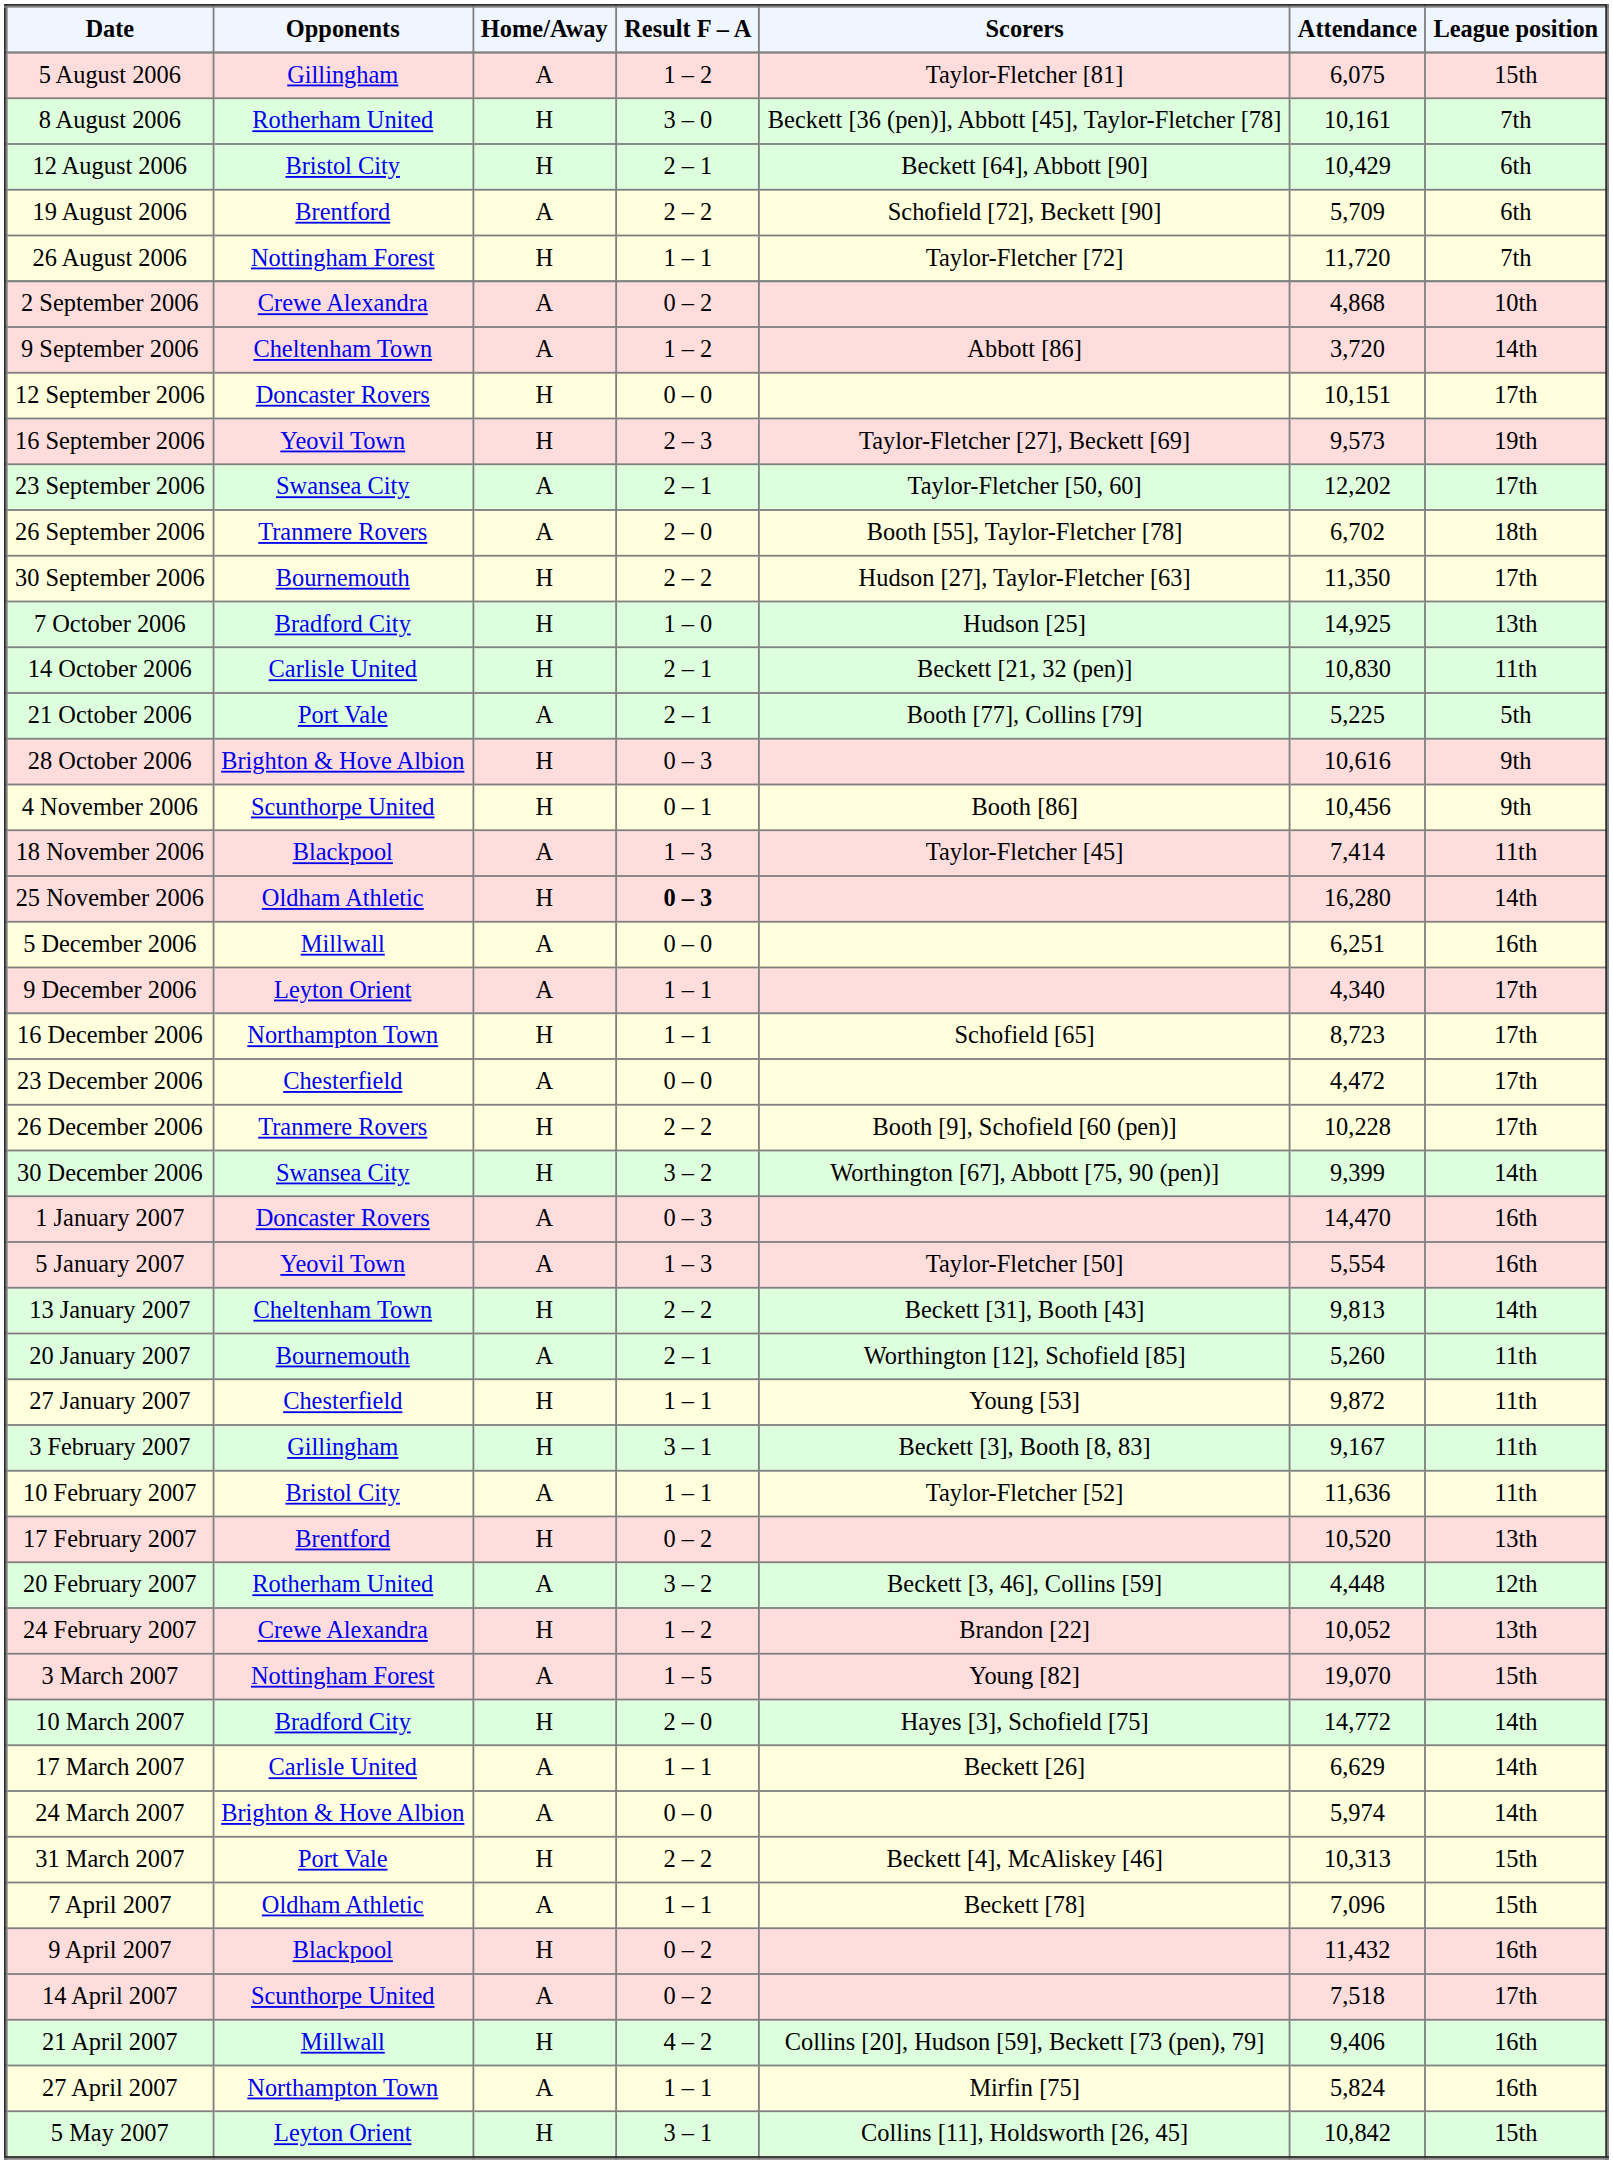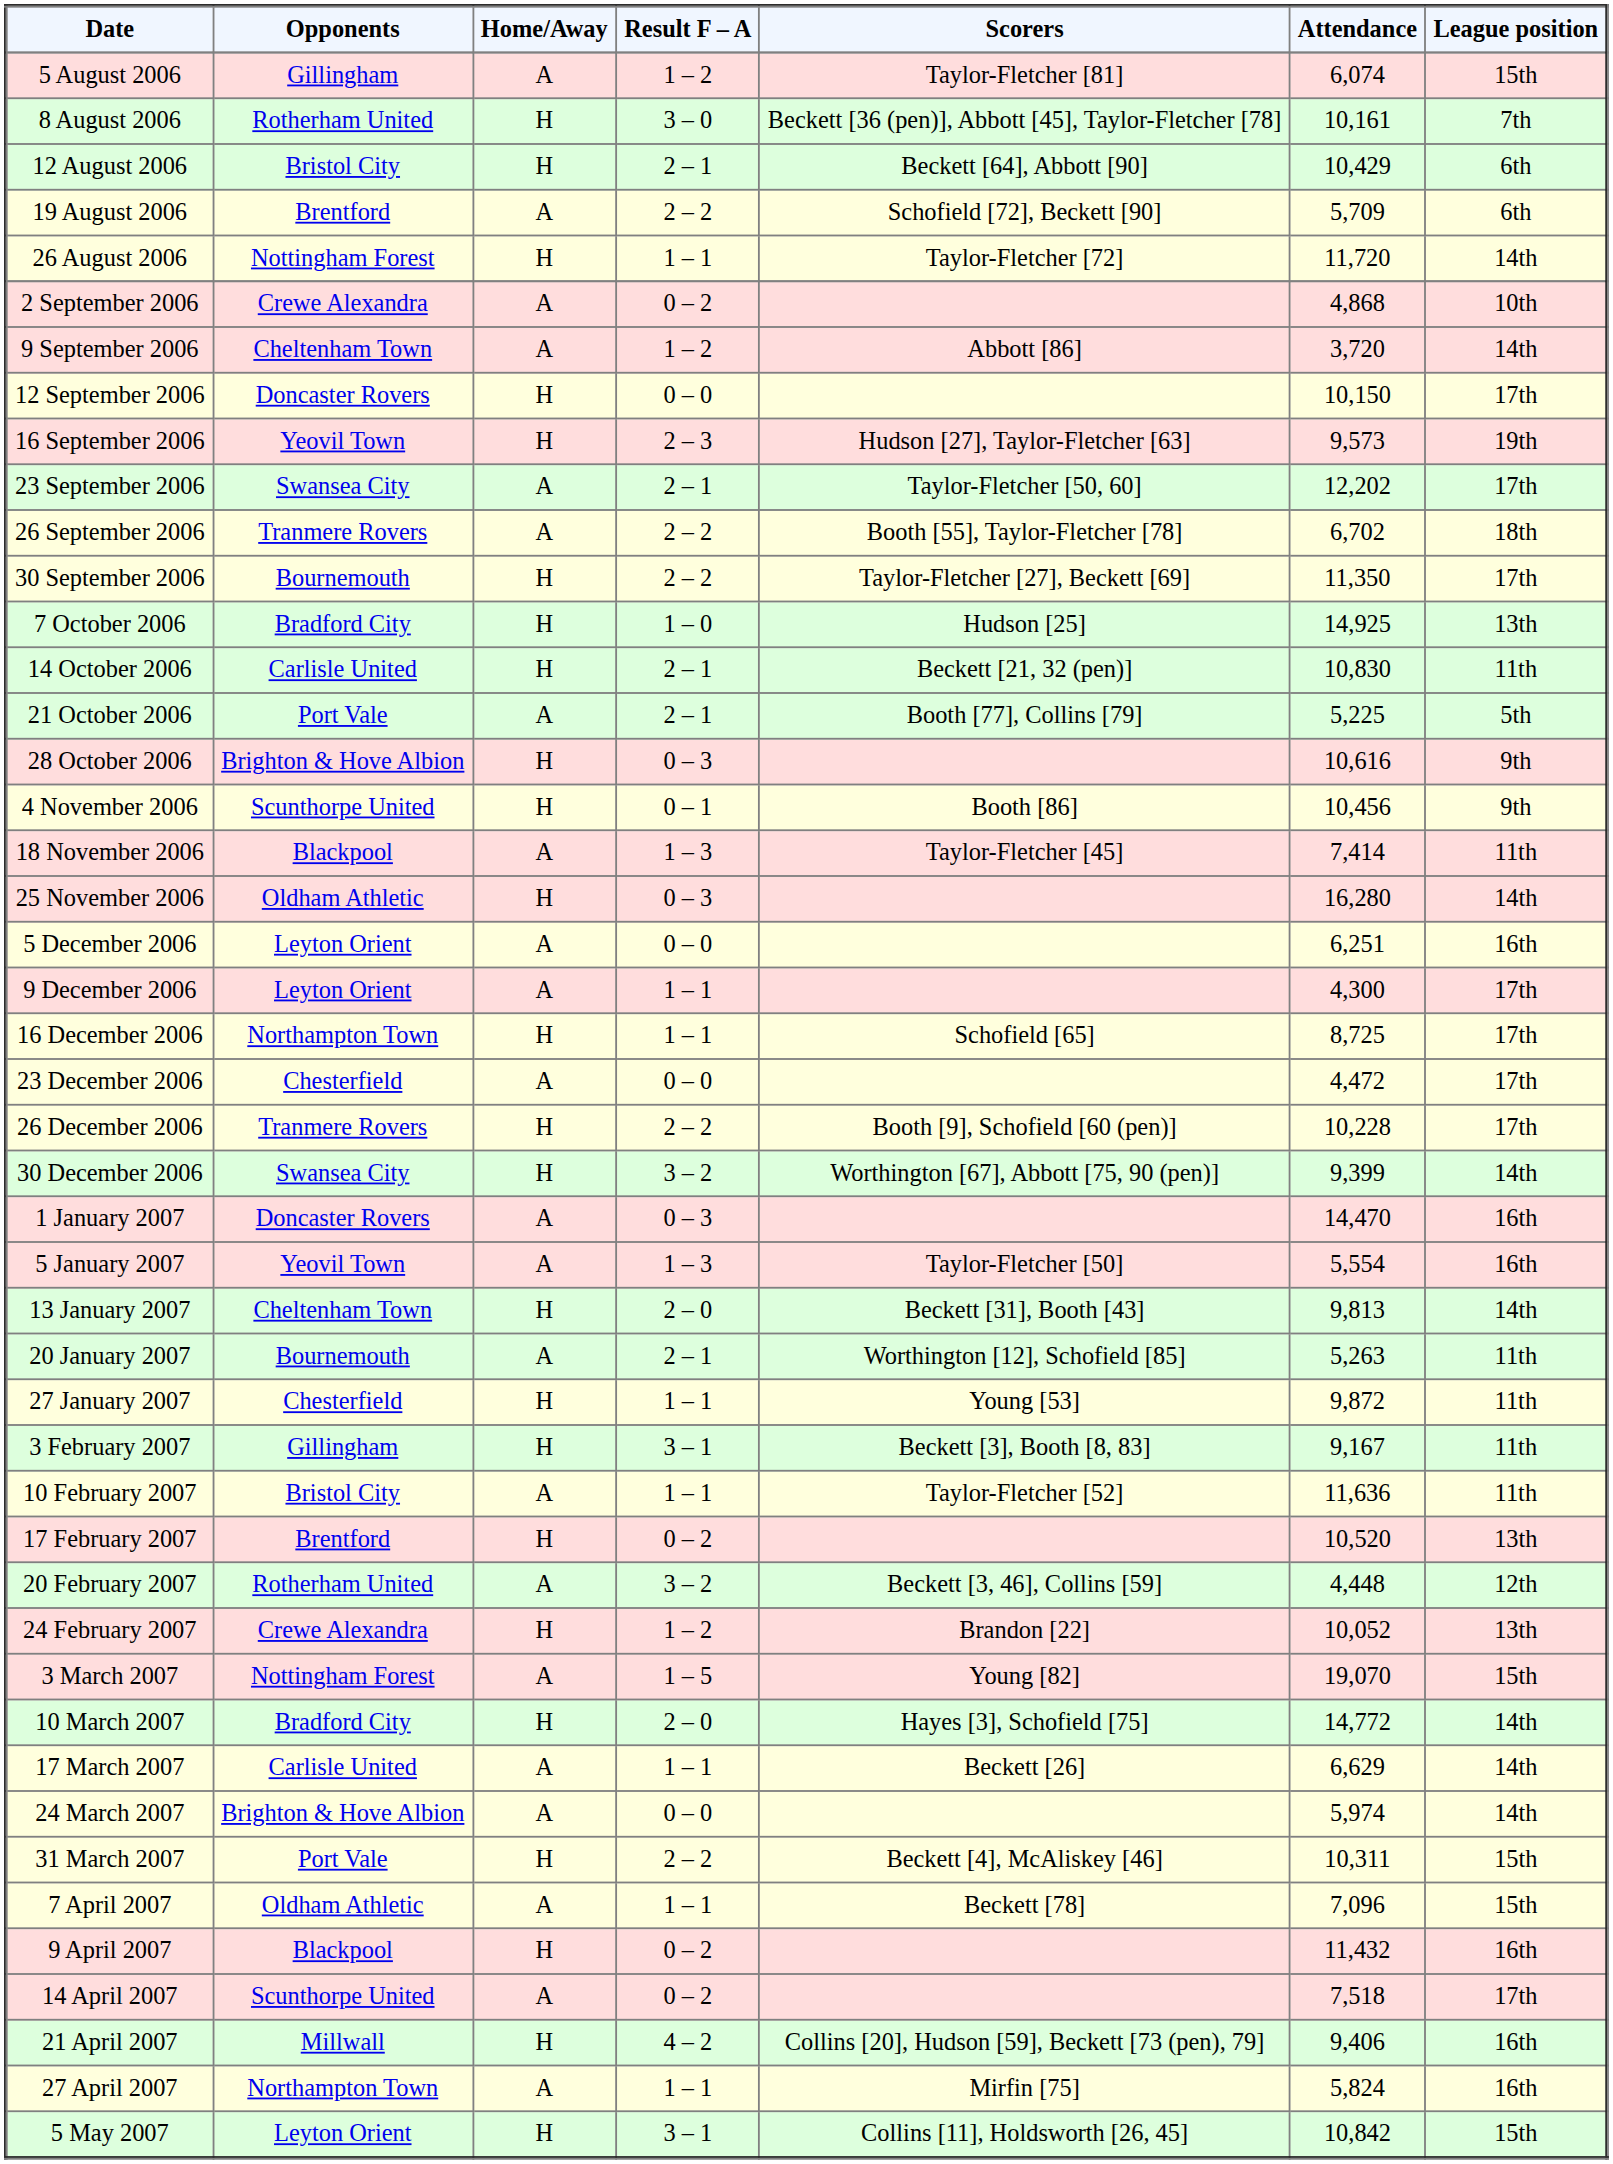(1357, 74) 6,075 -> (1357, 74) 6,074
(1516, 257) 7th -> (1516, 257) 14th
(1357, 395) 10,151 -> (1357, 395) 10,150
(1025, 440) Taylor-Fletcher [27], Beckett [69] -> (1025, 440) Hudson [27], Taylor-Fletcher [63]
(688, 532) 2 – 0 -> (688, 532) 2 – 2
(1025, 578) Hudson [27], Taylor-Fletcher [63] -> (1025, 578) Taylor-Fletcher [27], Beckett [69]
(688, 898) bold -> (688, 898) normal
(343, 944) Millwall -> (343, 944) Leyton Orient
(1357, 989) 4,340 -> (1357, 989) 4,300
(1357, 1035) 8,723 -> (1357, 1035) 8,725
(688, 1310) 2 – 2 -> (688, 1310) 2 – 0
(1357, 1355) 5,260 -> (1357, 1355) 5,263
(1357, 1859) 10,313 -> (1357, 1859) 10,311
